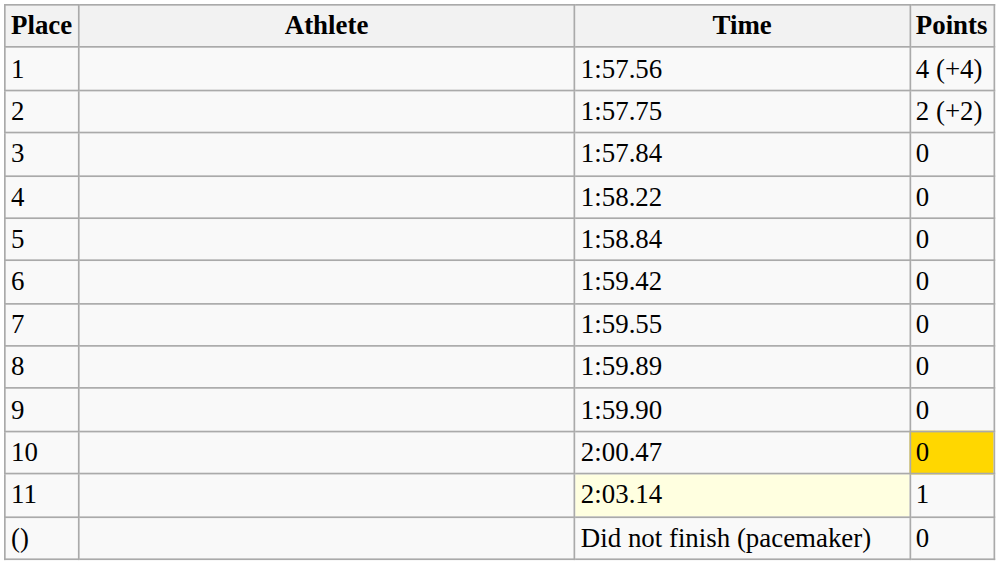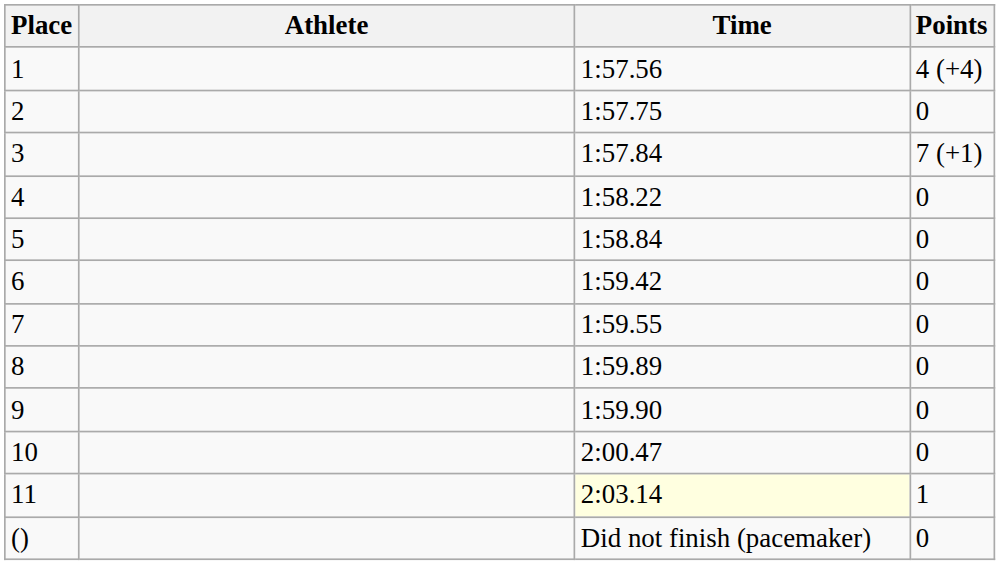(949, 111) 2 (+2) -> (923, 111) 0
(923, 153) 0 -> (949, 153) 7 (+1)
(923, 452) gold background -> (923, 452) no background
